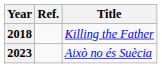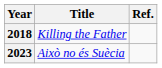columns swapped: (109, 14) <-> (48, 14)
